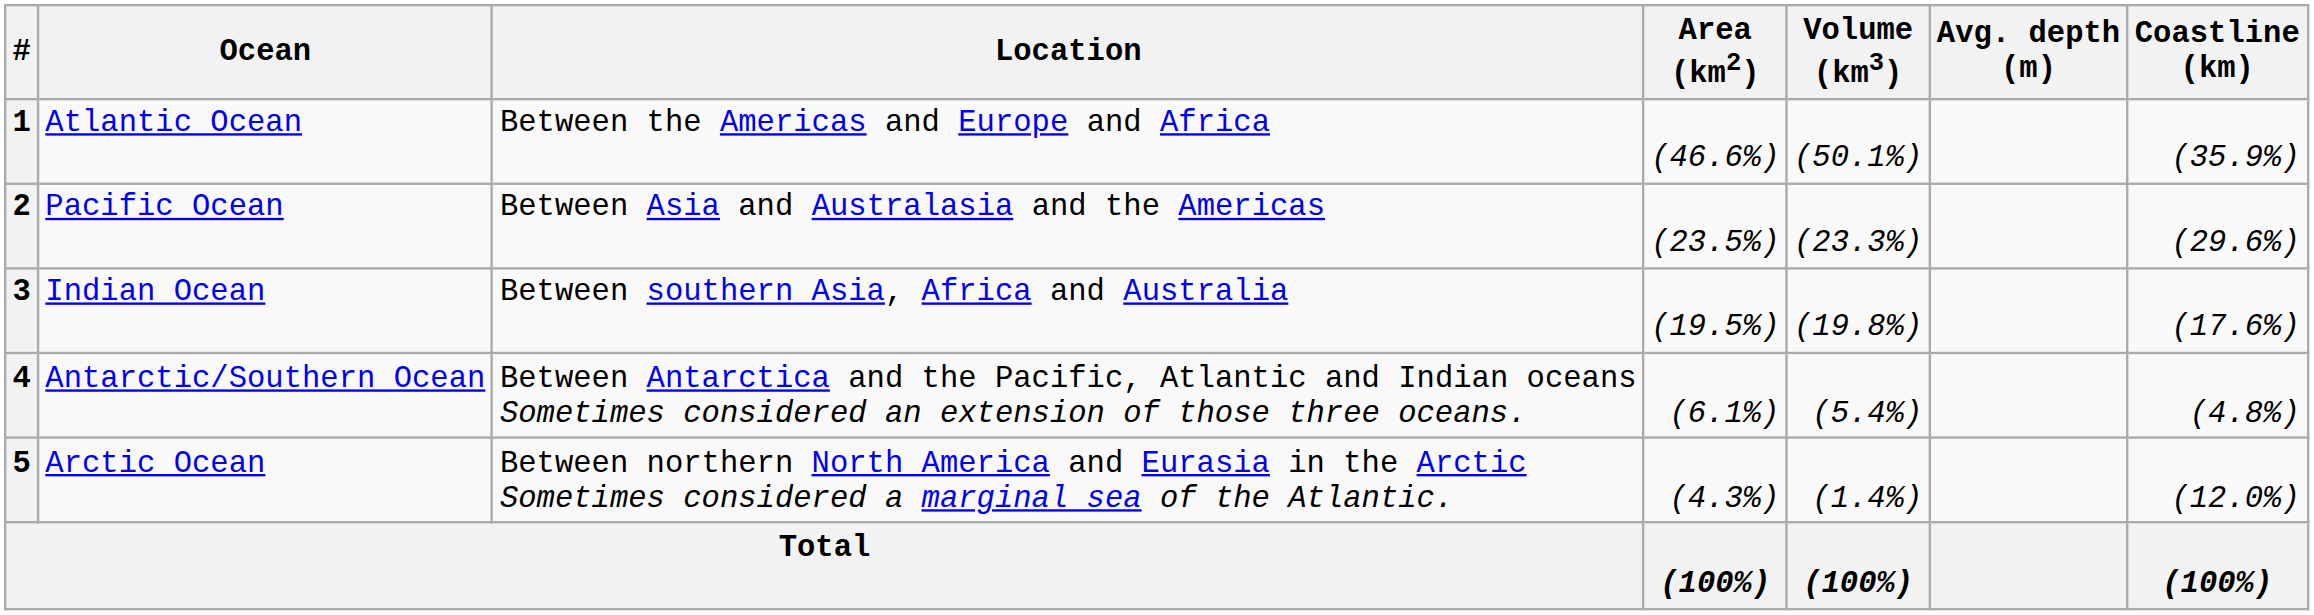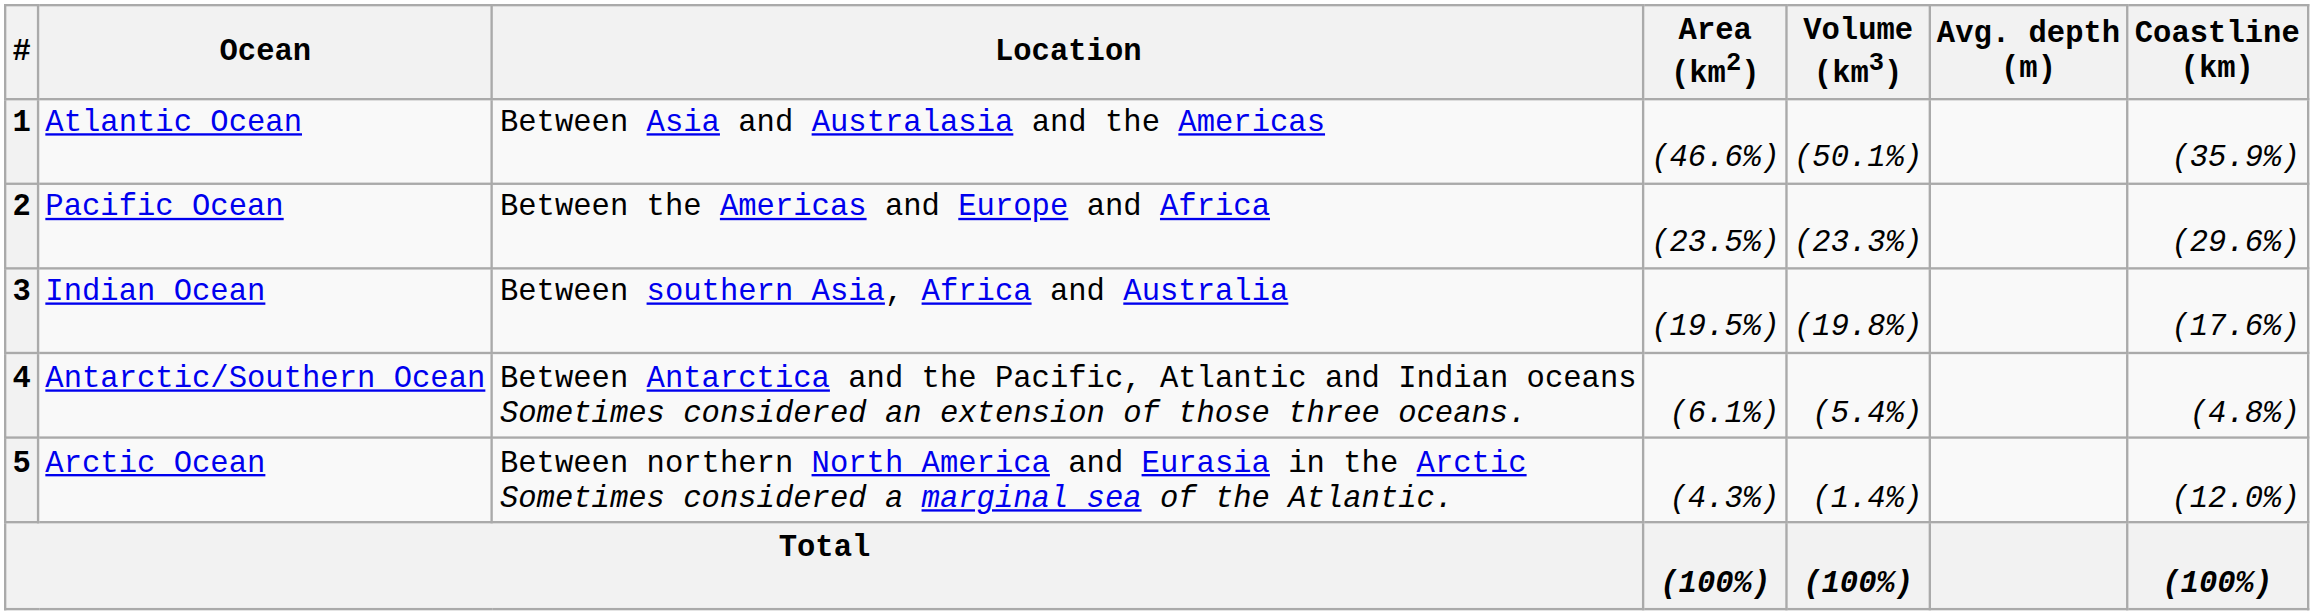(885, 123) Between the Americas and Europe and Africa -> (912, 123) Between Asia and Australasia and the Americas
(912, 208) Between Asia and Australasia and the Americas -> (885, 208) Between the Americas and Europe and Africa
